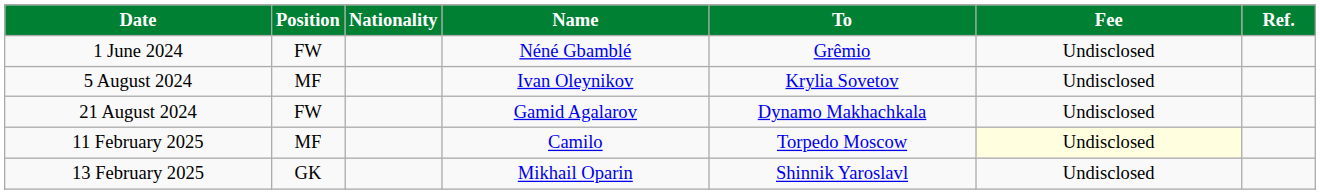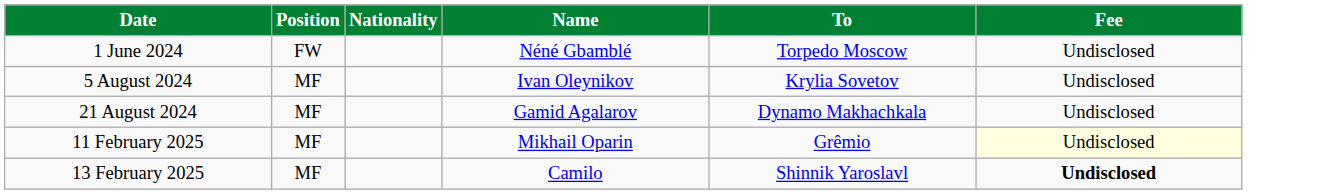- column: (1279, 20)
(842, 50) Grêmio -> (842, 50) Torpedo Moscow
(308, 112) FW -> (308, 112) MF
(575, 142) Camilo -> (575, 142) Mikhail Oparin
(842, 142) Torpedo Moscow -> (842, 142) Grêmio
(308, 173) GK -> (308, 173) MF
(575, 173) Mikhail Oparin -> (575, 173) Camilo
(1109, 173) normal -> (1109, 173) bold
